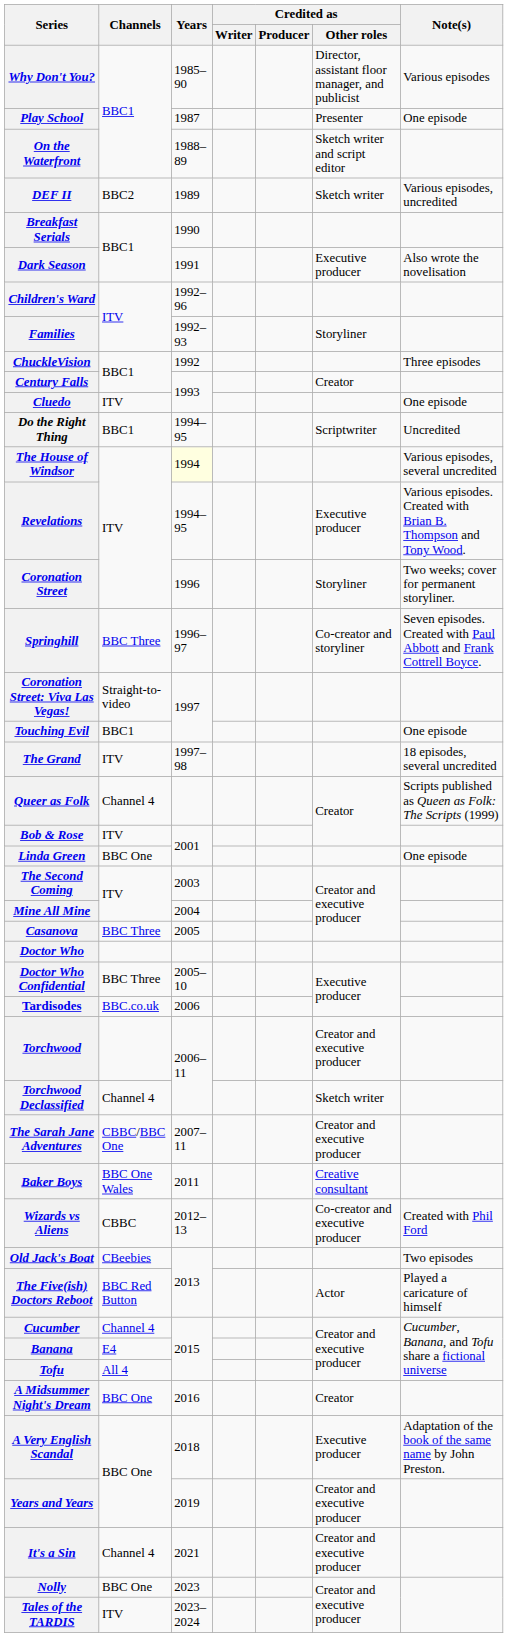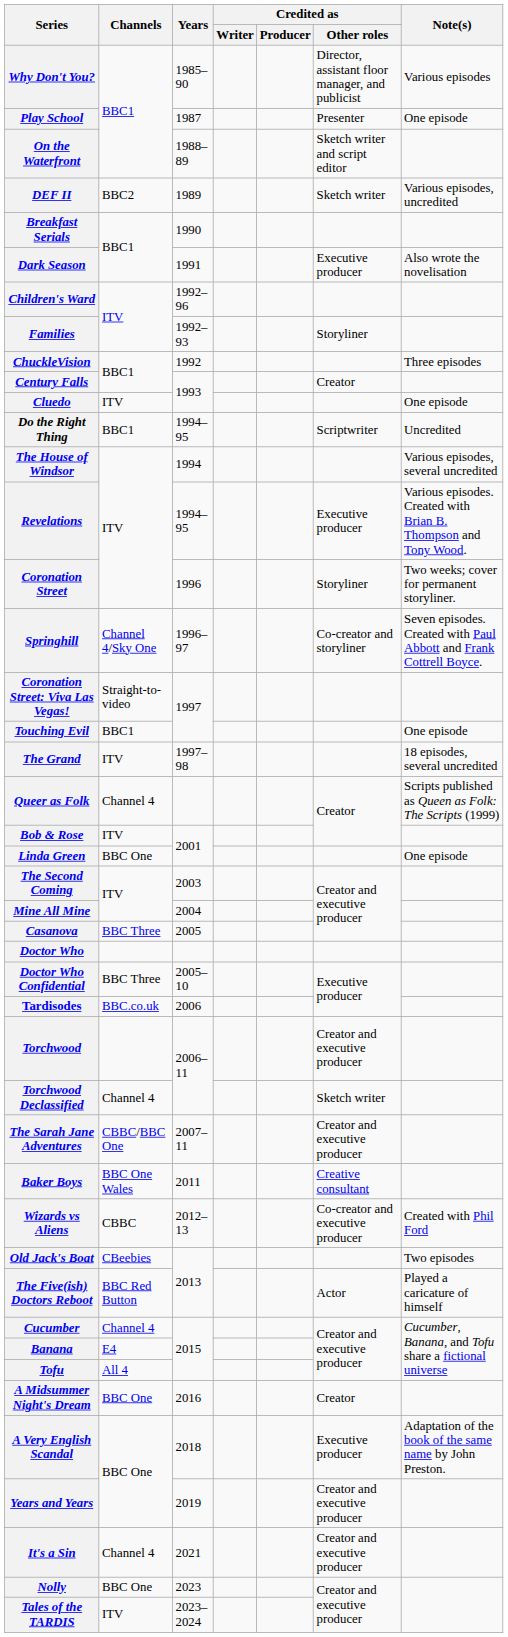(187, 464) lightyellow background -> (188, 464) no background
(131, 640) BBC Three -> (129, 640) Channel 4/Sky One
